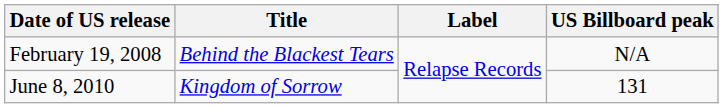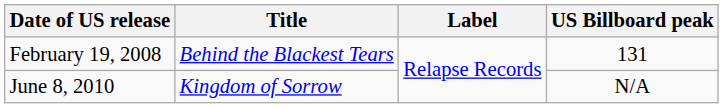(632, 53) N/A -> (632, 53) 131
(632, 86) 131 -> (632, 86) N/A
